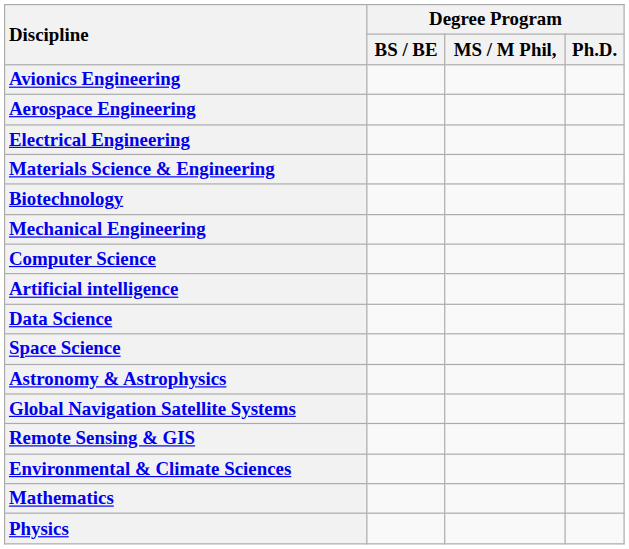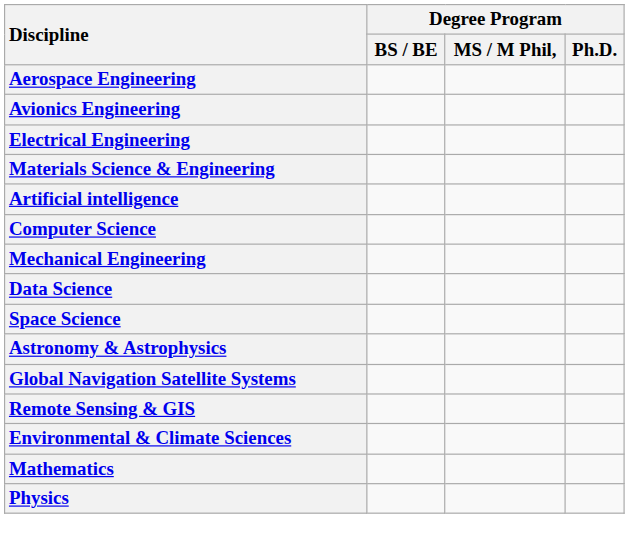rows swapped: (102, 109) <-> (95, 79)
- row: (66, 199)
rows swapped: (107, 229) <-> (94, 288)
